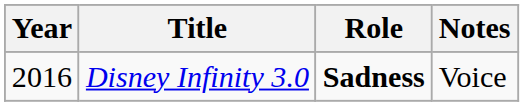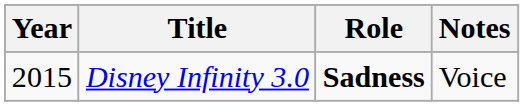(42, 76) 2016 -> (42, 76) 2015
